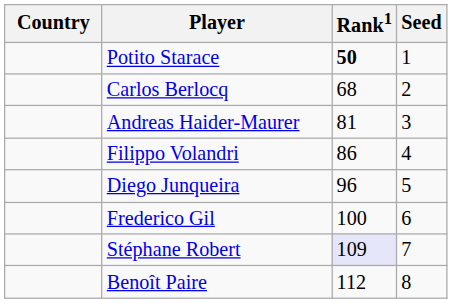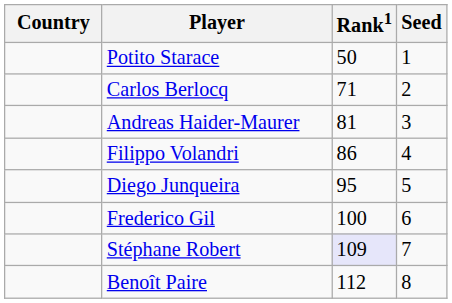(347, 57) bold -> (347, 57) normal
(347, 89) 68 -> (347, 89) 71
(347, 185) 96 -> (347, 185) 95
